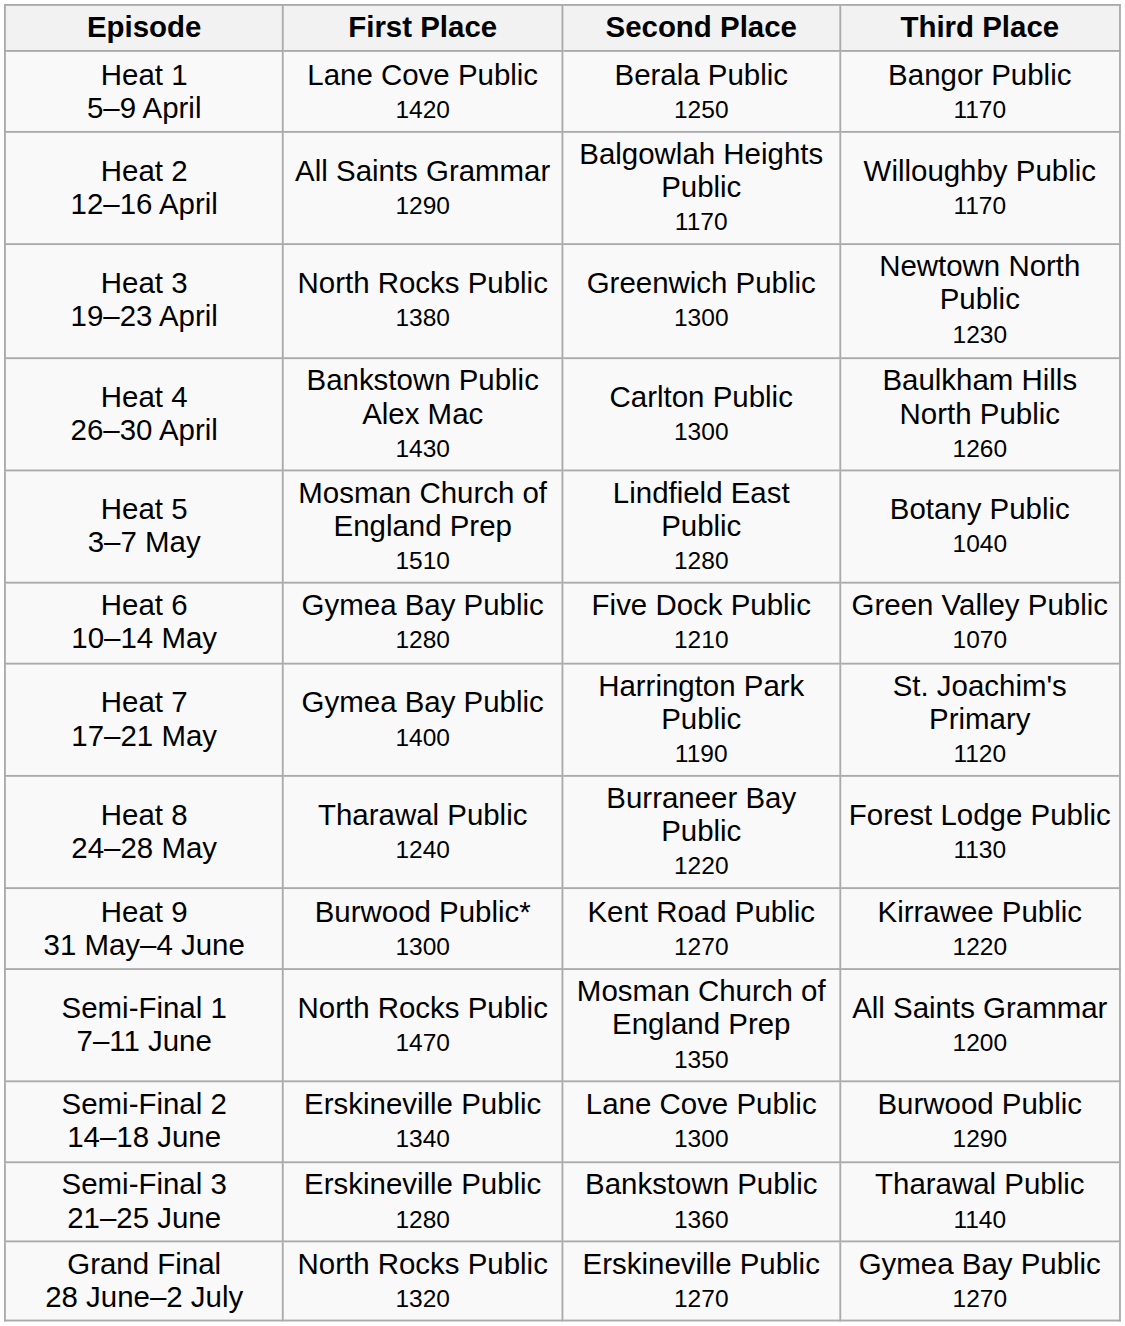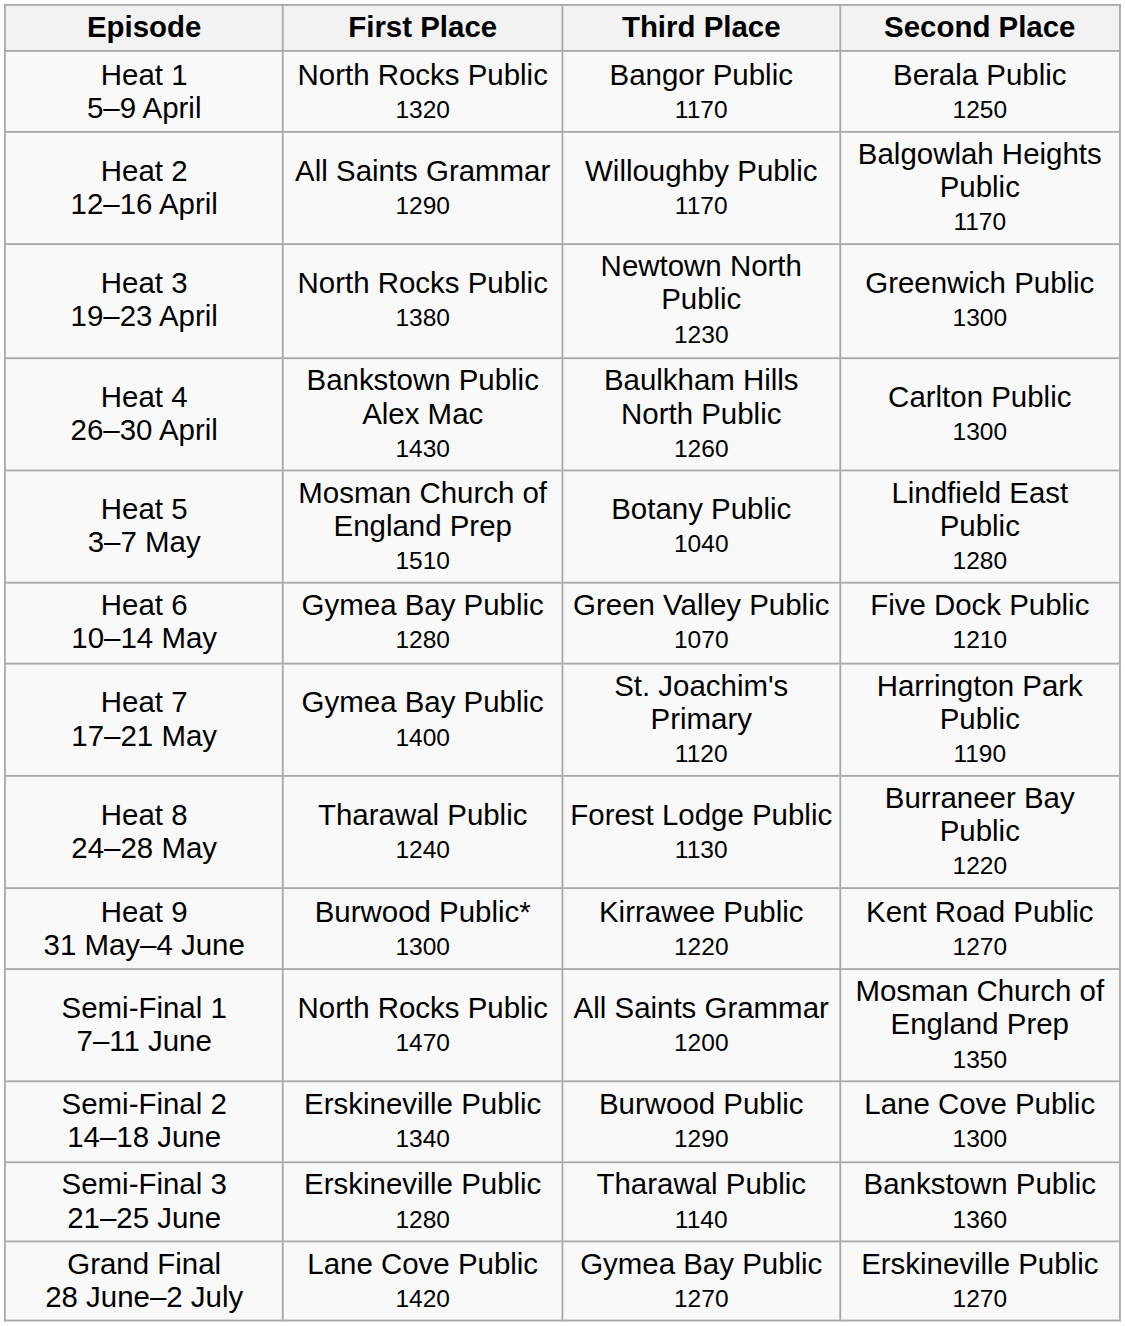columns swapped: (701, 27) <-> (980, 27)
(423, 91) Lane Cove Public 1420 -> (423, 91) North Rocks Public 1320
(423, 1280) North Rocks Public 1320 -> (423, 1280) Lane Cove Public 1420
